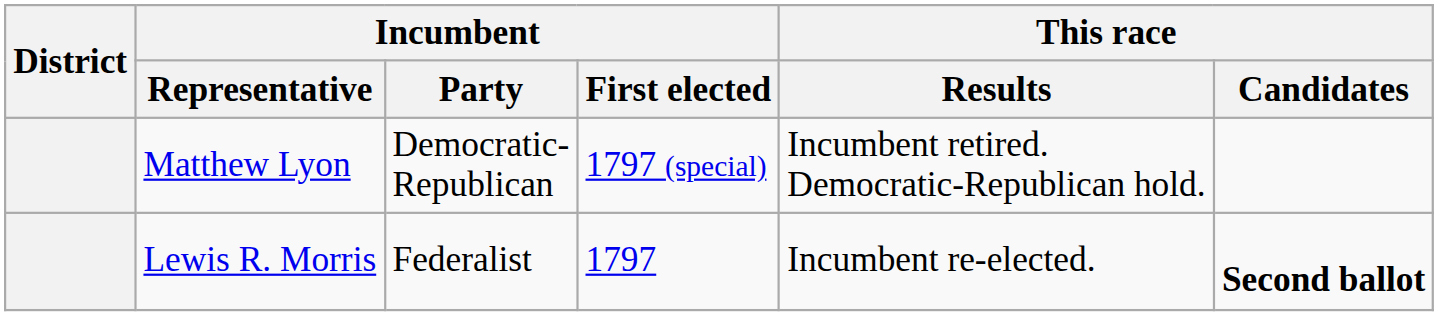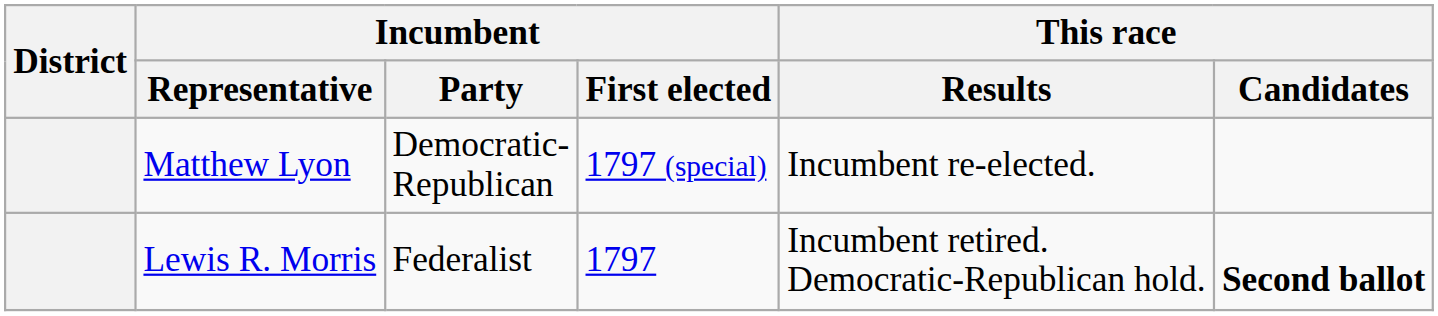(996, 164) Incumbent retired. Democratic-Republican hold. -> (941, 164) Incumbent re-elected.
(941, 260) Incumbent re-elected. -> (996, 260) Incumbent retired. Democratic-Republican hold.
